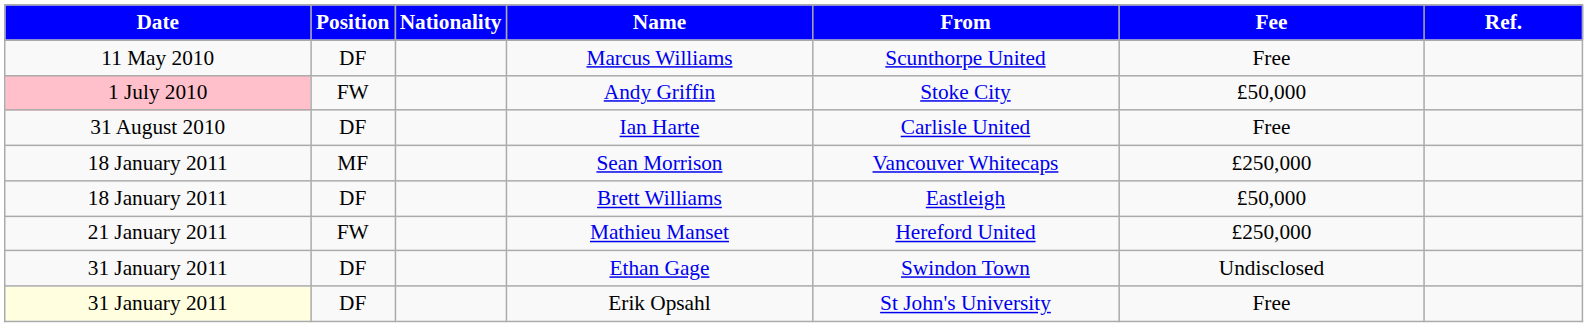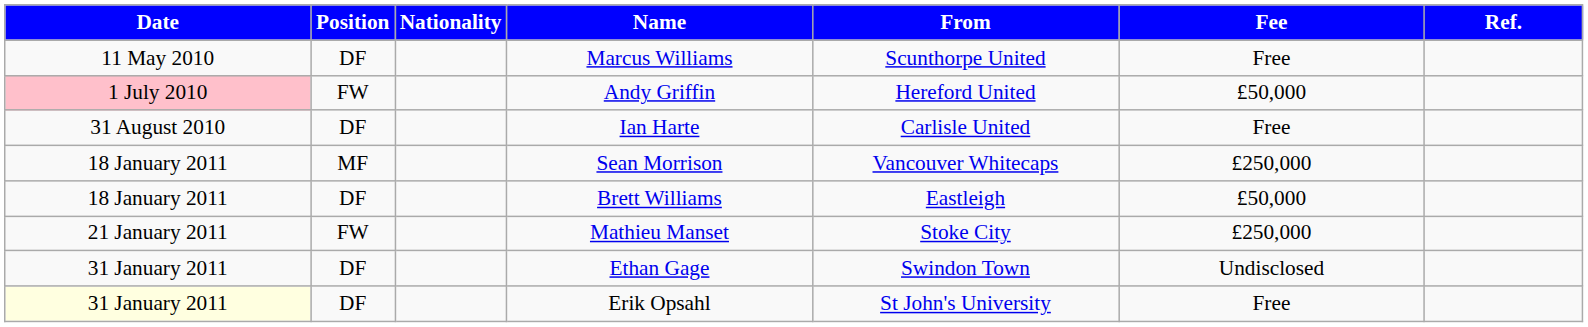(965, 92) Stoke City -> (965, 92) Hereford United
(965, 233) Hereford United -> (965, 233) Stoke City
